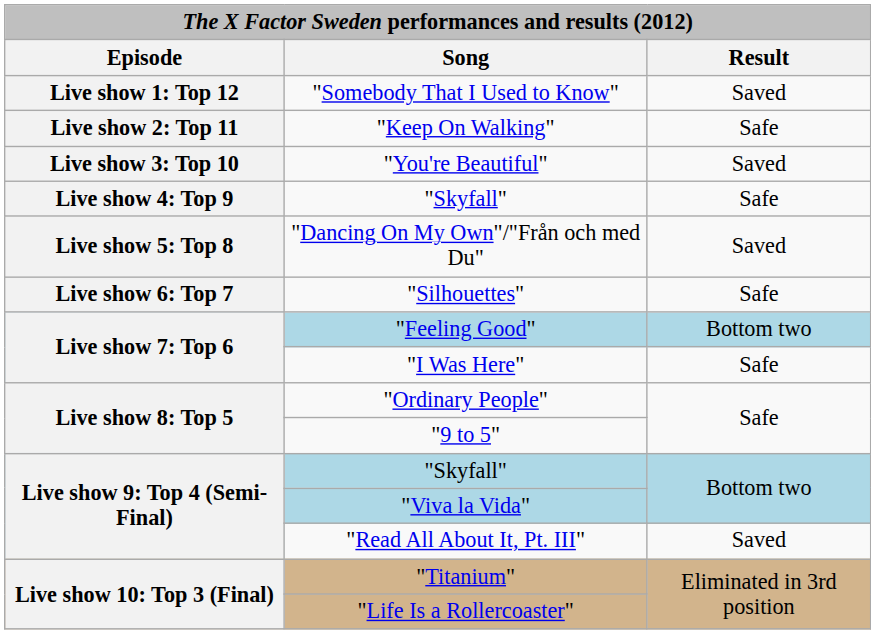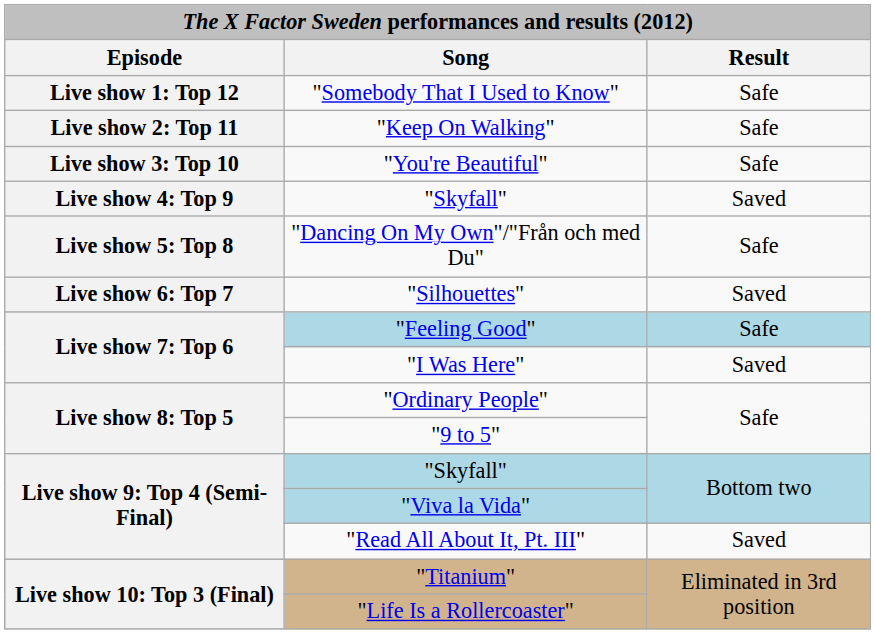(759, 92) Saved -> (759, 92) Safe
(759, 163) Saved -> (759, 163) Safe
(759, 198) Safe -> (759, 198) Saved
(759, 246) Saved -> (759, 246) Safe
(759, 294) Safe -> (759, 294) Saved
(759, 329) Bottom two -> (759, 329) Safe
(759, 364) Safe -> (759, 364) Saved
